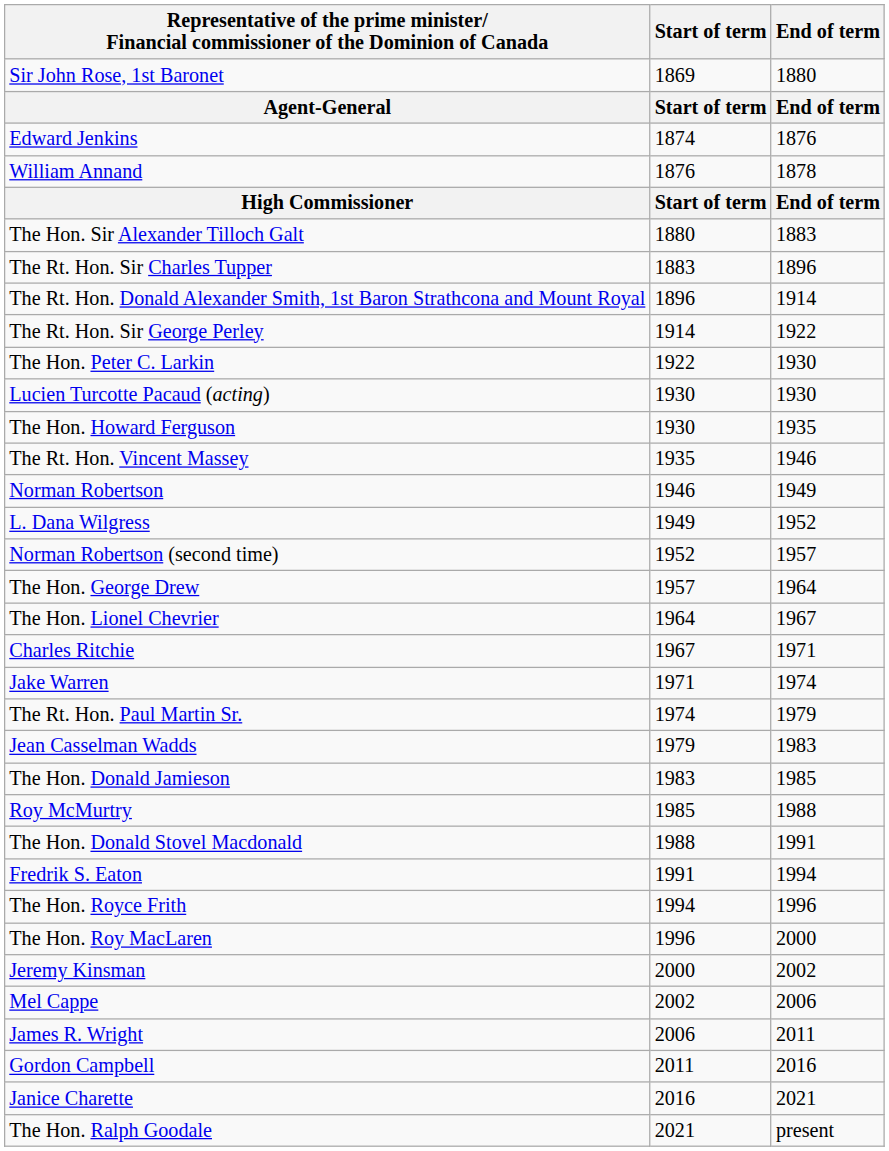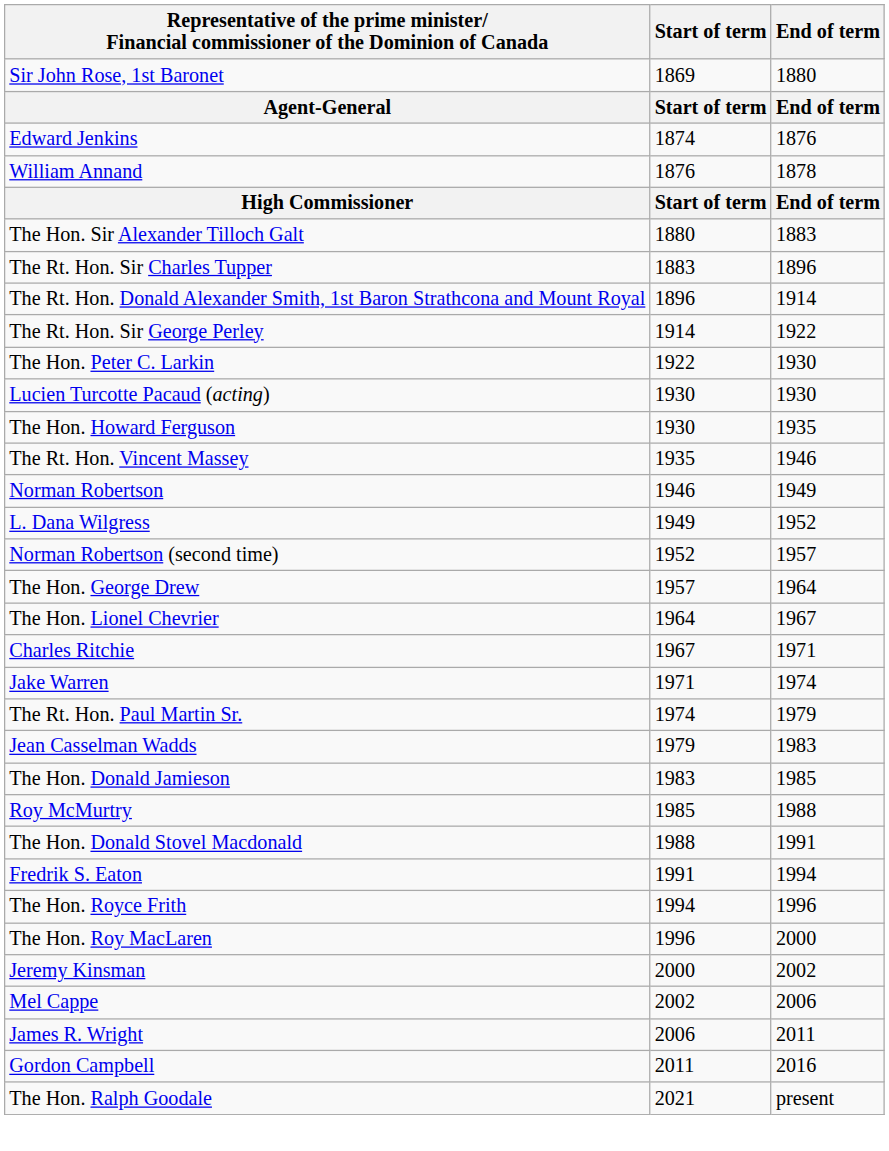- row: (71, 1098)
